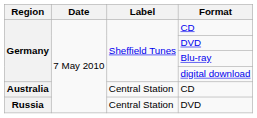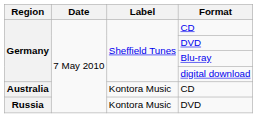(141, 89) Central Station -> (140, 89) Kontora Music
(141, 105) Central Station -> (140, 105) Kontora Music
